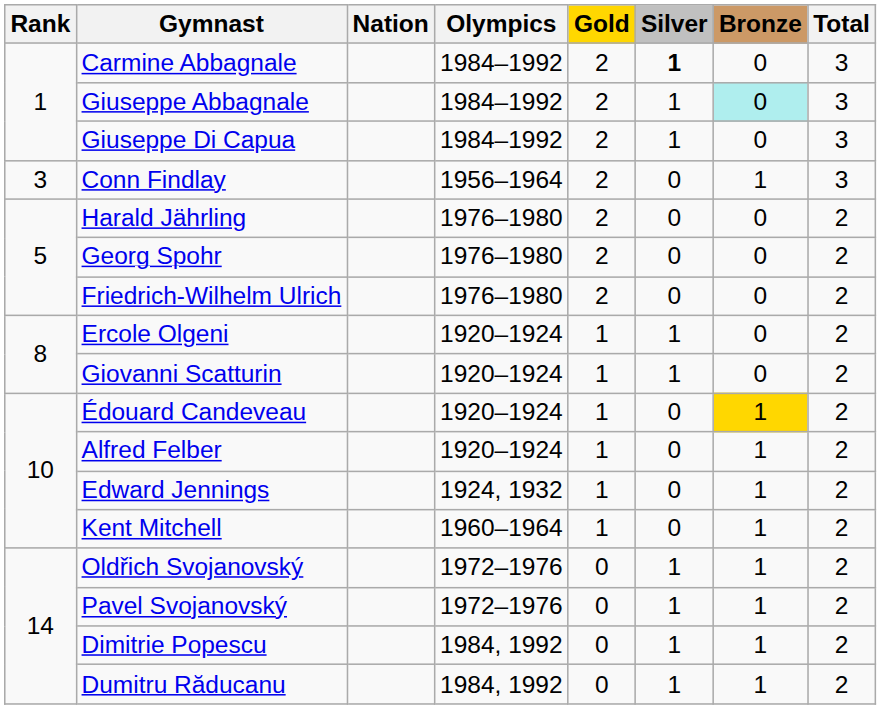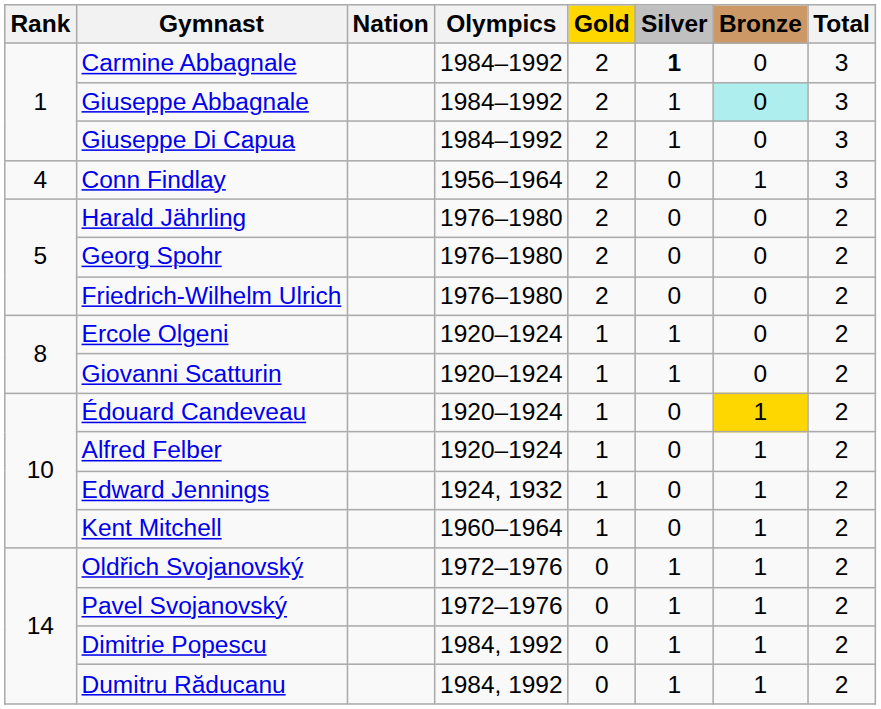(40, 179) 3 -> (40, 179) 4
